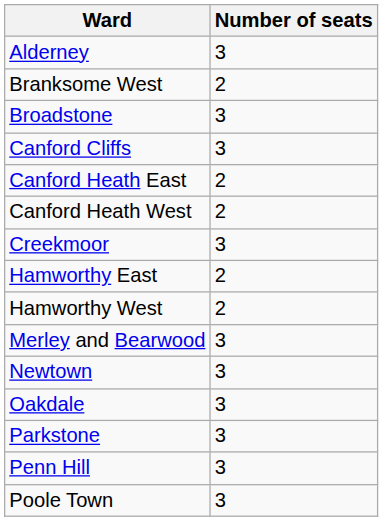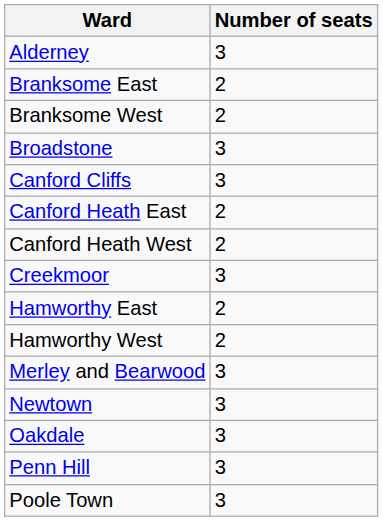+ row: (83, 84)
- row: (55, 436)
